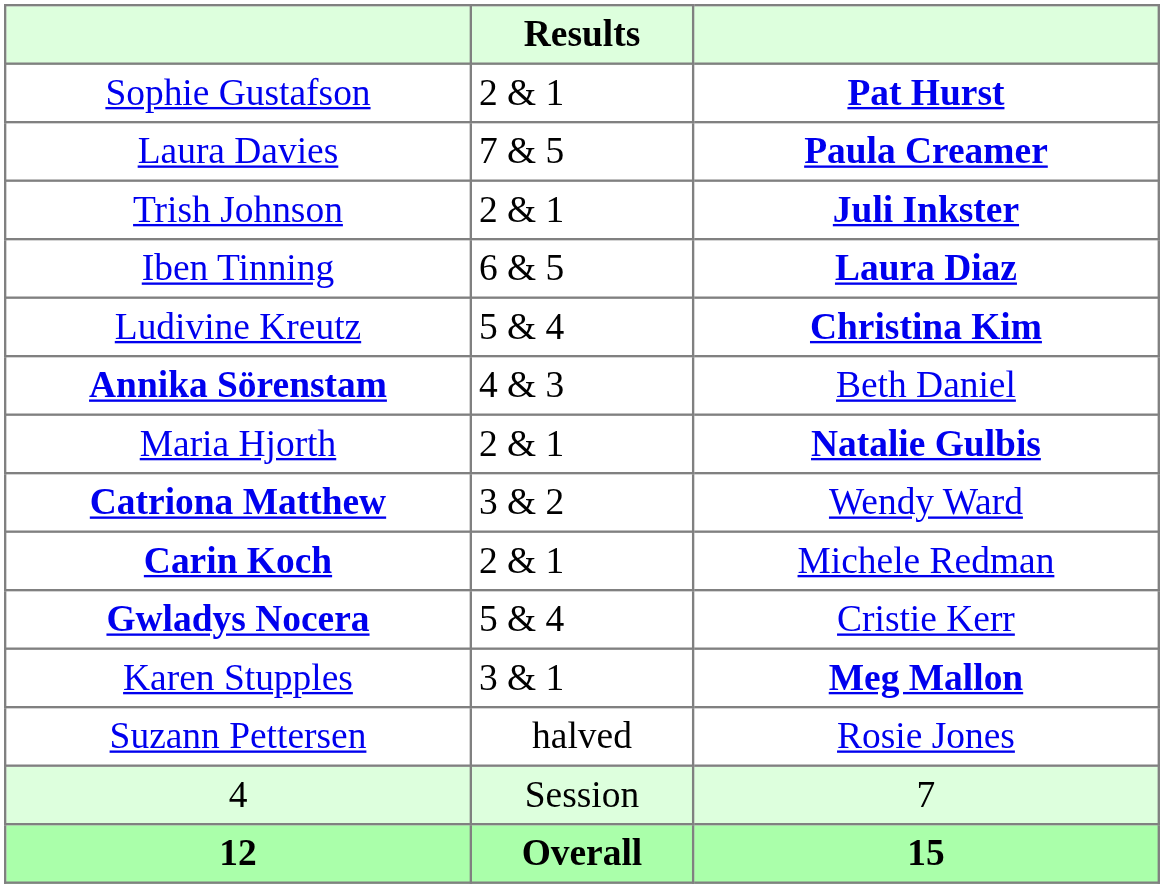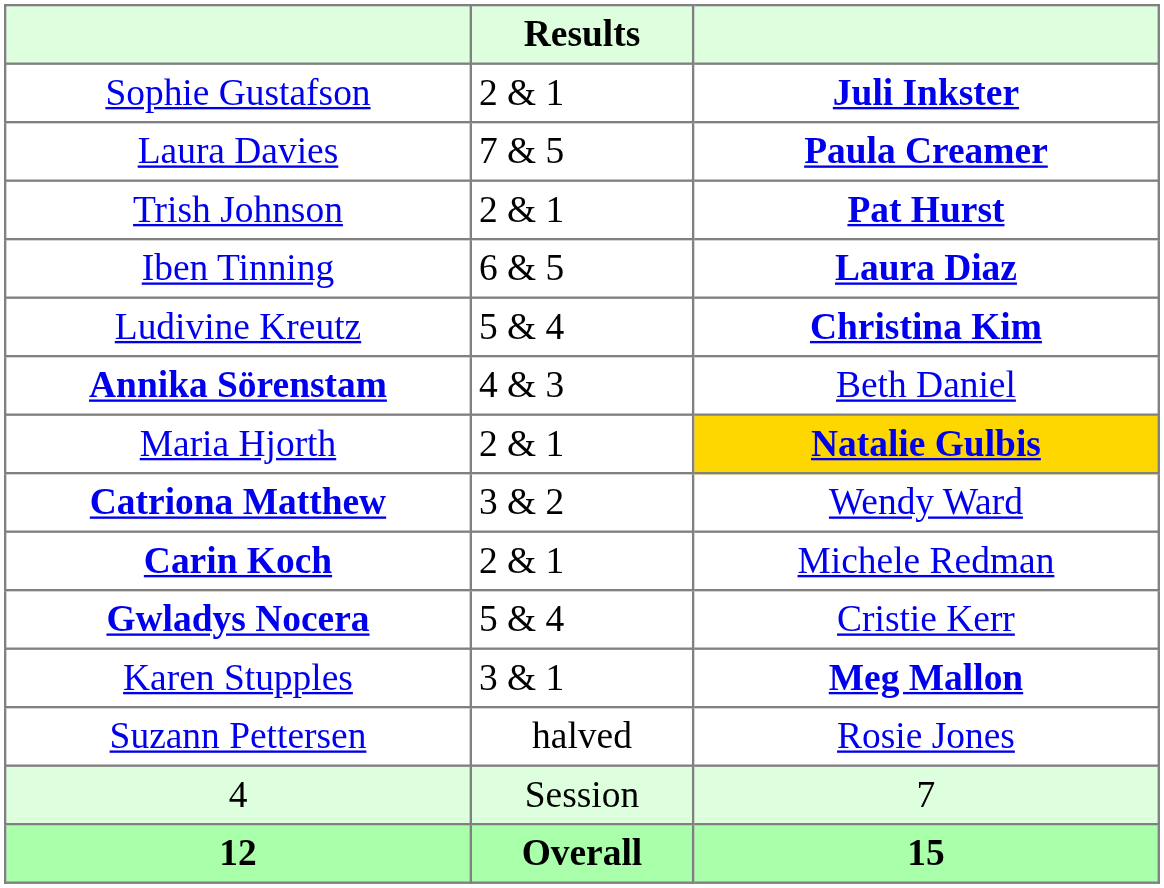(926, 92) Pat Hurst -> (926, 92) Juli Inkster
(926, 209) Juli Inkster -> (926, 209) Pat Hurst
(926, 443) no background -> (926, 443) gold background
